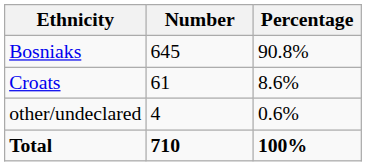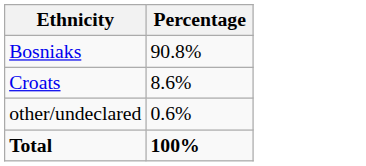- column: (200, 20)
